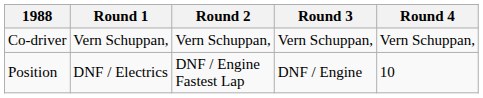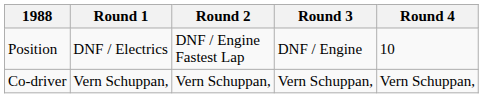rows swapped: (37, 40) <-> (33, 72)
